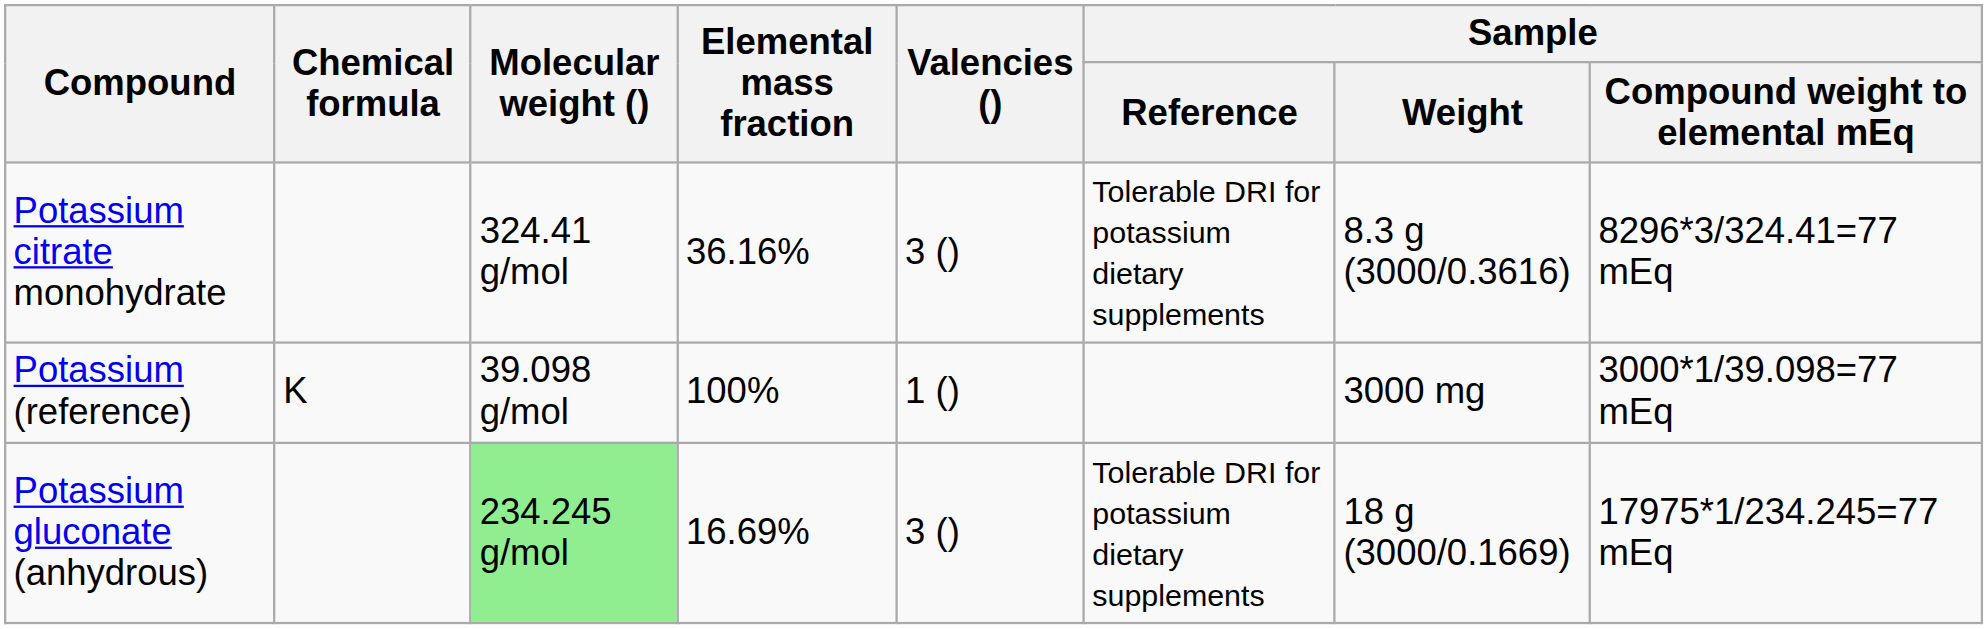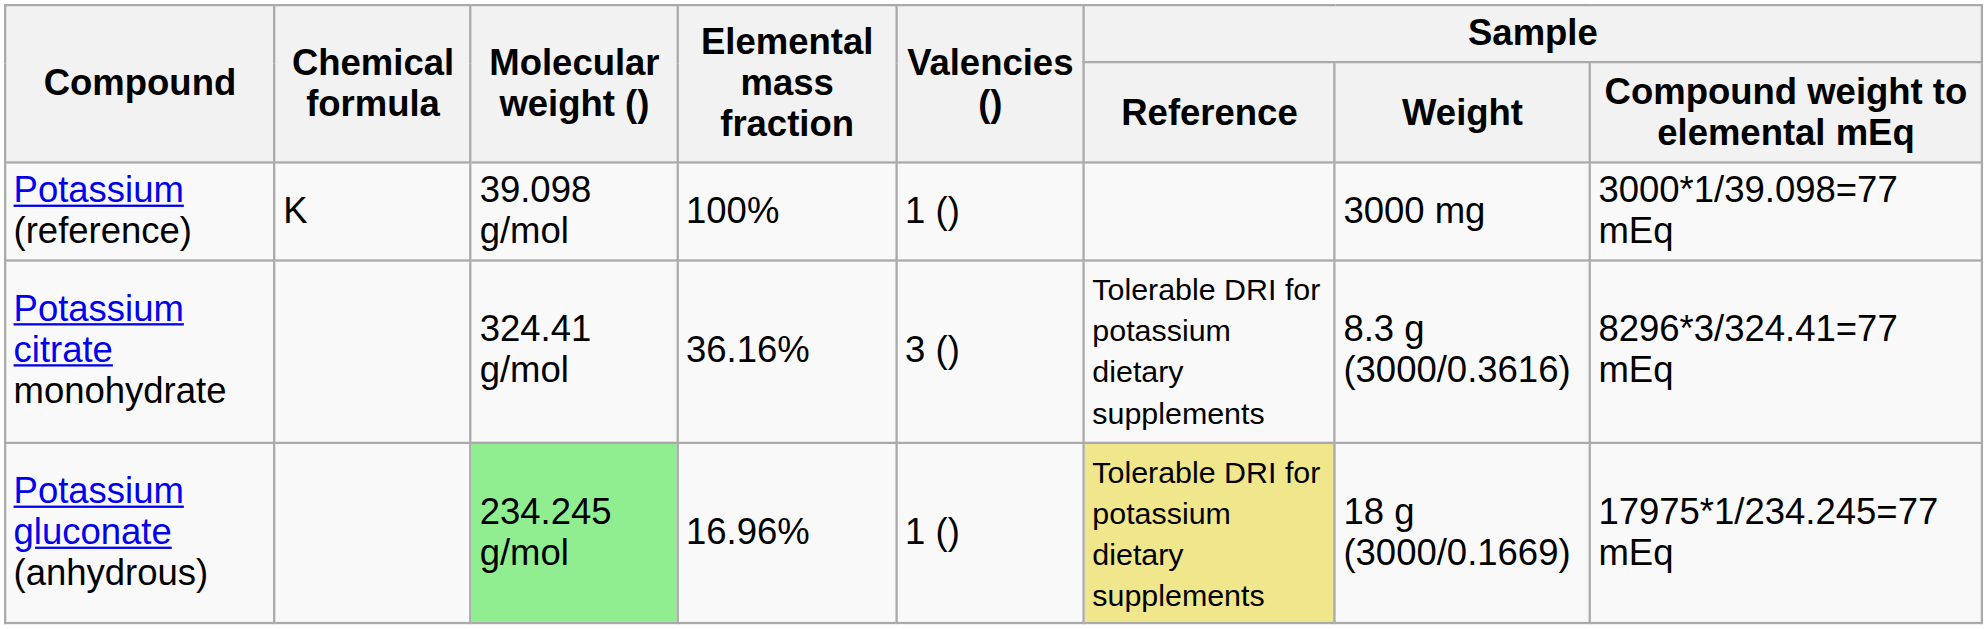rows swapped: (103, 391) <-> (120, 251)
(748, 531) 16.69% -> (748, 531) 16.96%
(932, 531) 3 () -> (932, 531) 1 ()
(1206, 533) no background -> (1206, 533) khaki background
